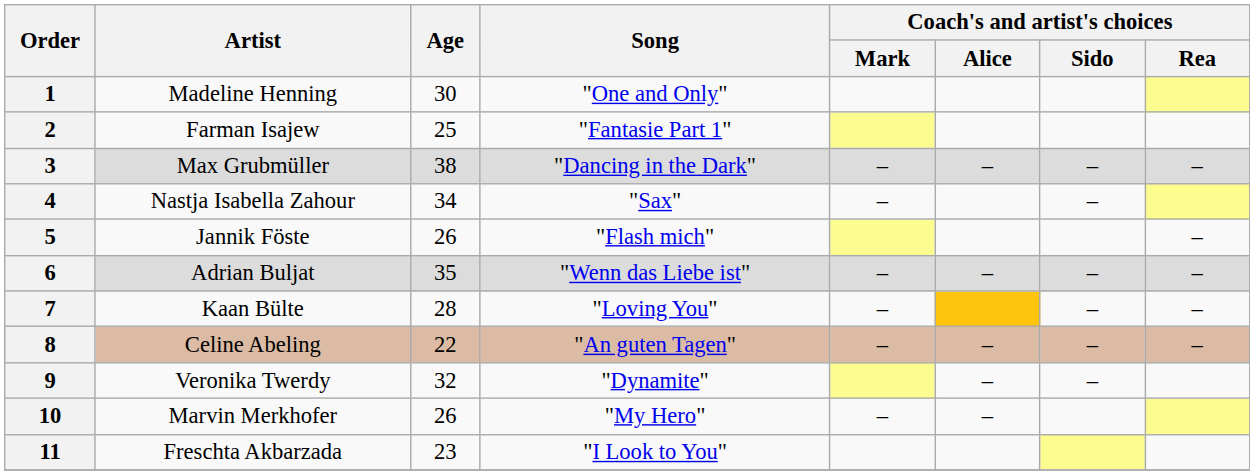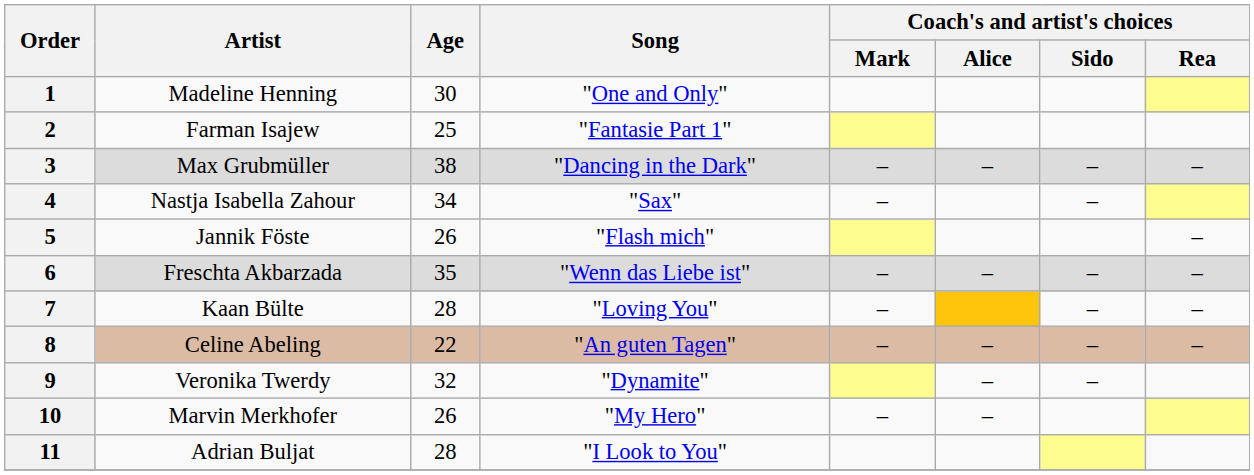(253, 272) Adrian Buljat -> (253, 272) Freschta Akbarzada
(253, 451) Freschta Akbarzada -> (253, 451) Adrian Buljat
(445, 451) 23 -> (445, 451) 28
